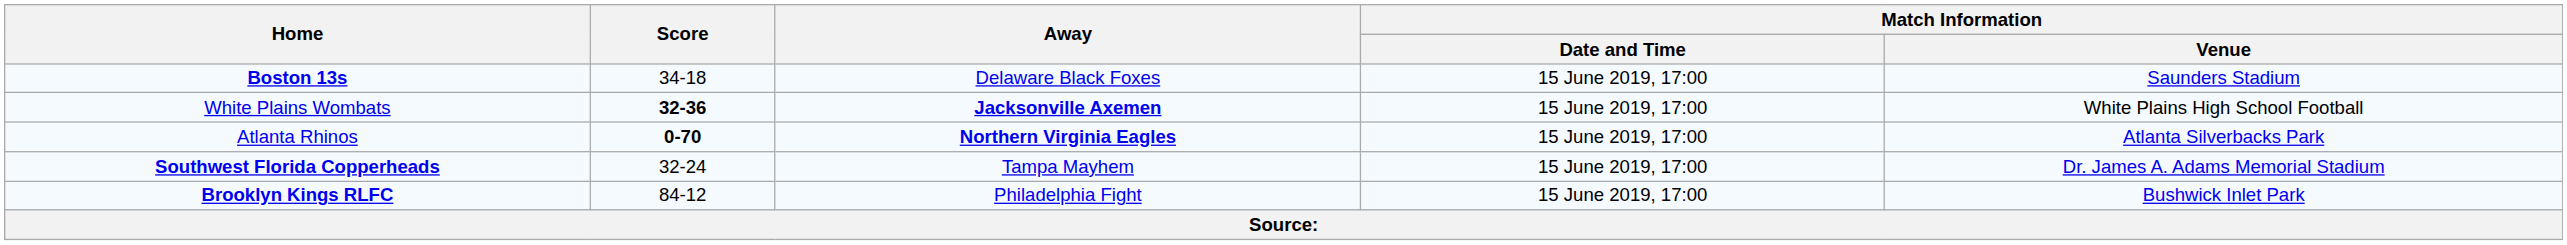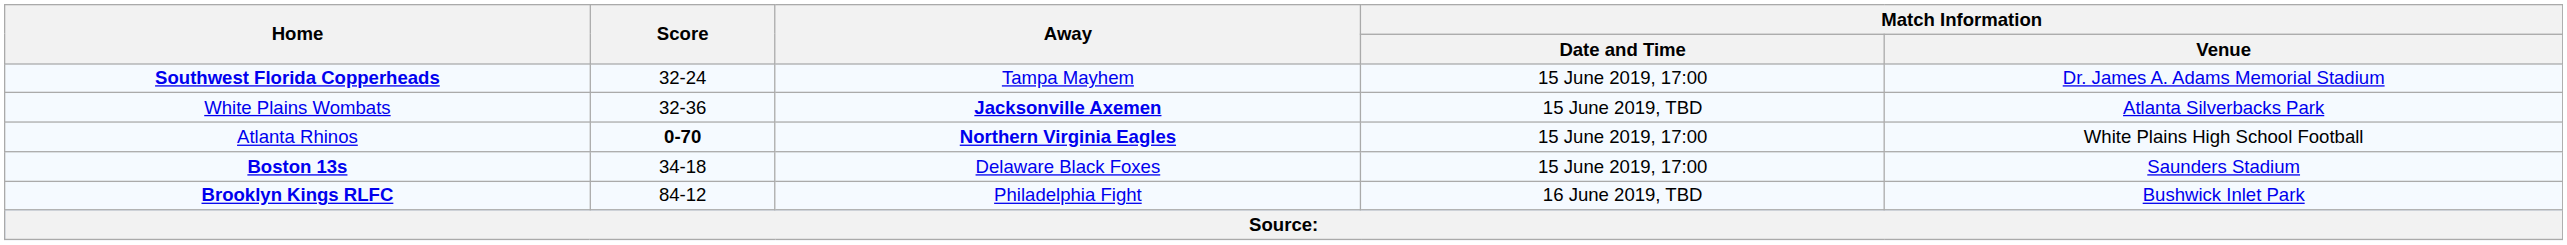rows swapped: (297, 78) <-> (297, 166)
(683, 108) bold -> (683, 108) normal
(1623, 108) 15 June 2019, 17:00 -> (1623, 108) 15 June 2019, TBD
(2224, 108) White Plains High School Football -> (2224, 108) Atlanta Silverbacks Park
(2224, 137) Atlanta Silverbacks Park -> (2224, 137) White Plains High School Football
(1623, 196) 15 June 2019, 17:00 -> (1623, 196) 16 June 2019, TBD
